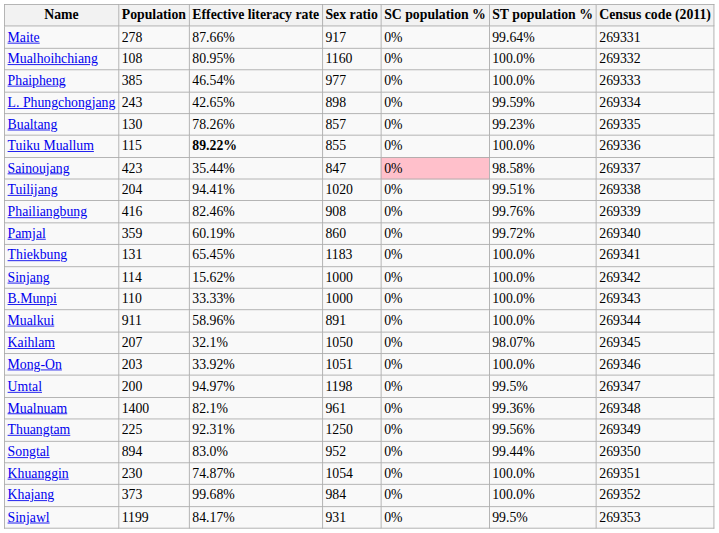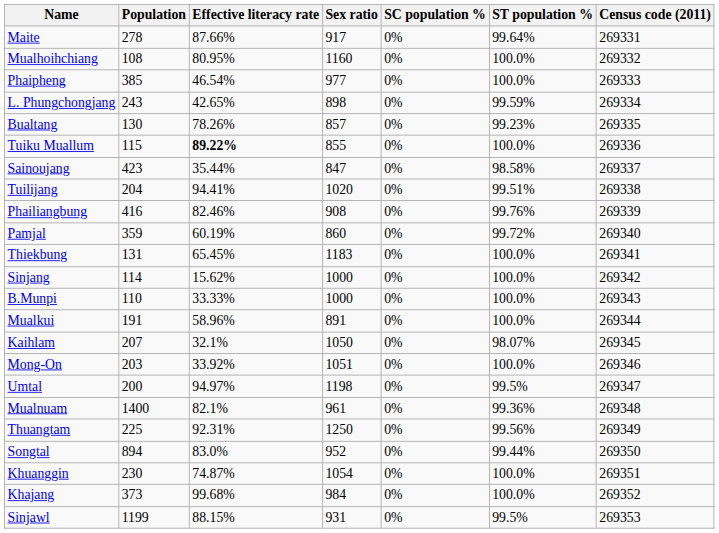(393, 168) pink background -> (393, 168) no background
(132, 320) 911 -> (132, 320) 191
(214, 517) 84.17% -> (214, 517) 88.15%
